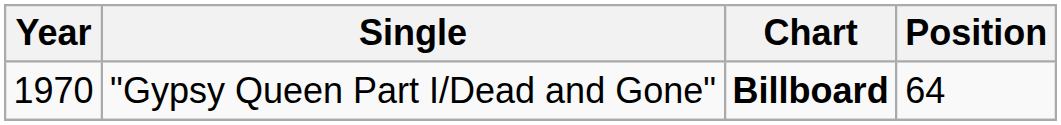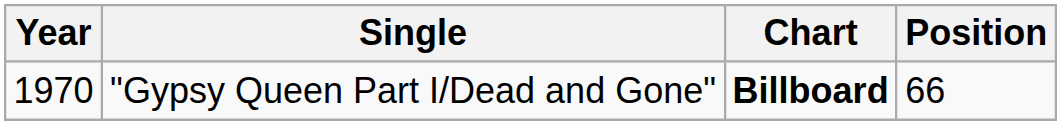(925, 90) 64 -> (925, 90) 66
